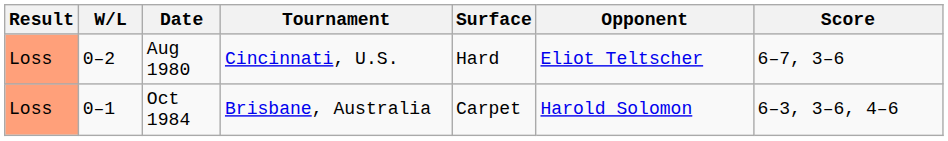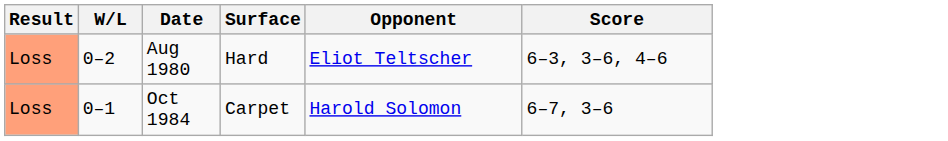- column: (336, 19)
(801, 59) 6–7, 3–6 -> (597, 59) 6–3, 3–6, 4–6
(828, 110) 6–3, 3–6, 4–6 -> (570, 110) 6–7, 3–6
